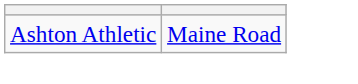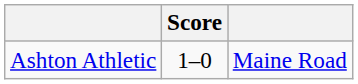+ column: (195, 22)
